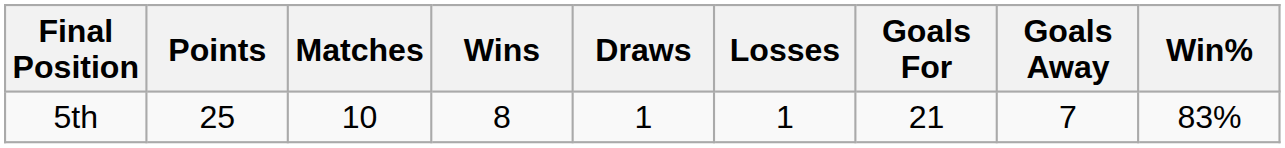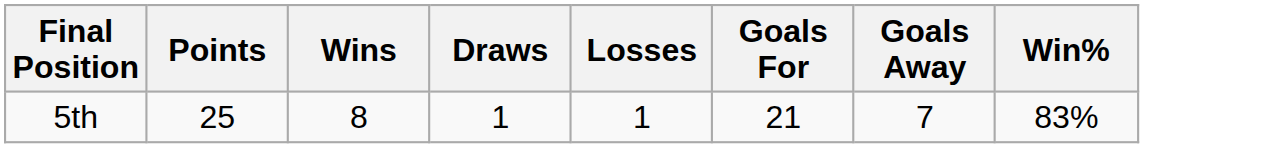- column: (360, 49)
